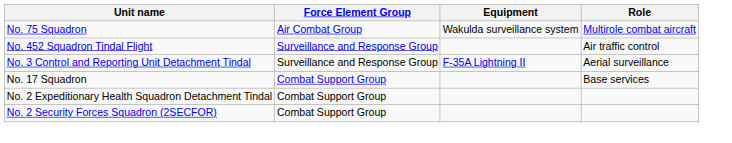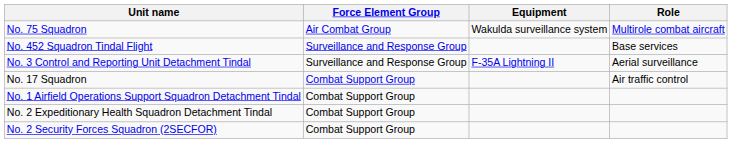(621, 46) Air traffic control -> (645, 46) Base services
(616, 79) Base services -> (650, 79) Air traffic control
+ row: (154, 96)
